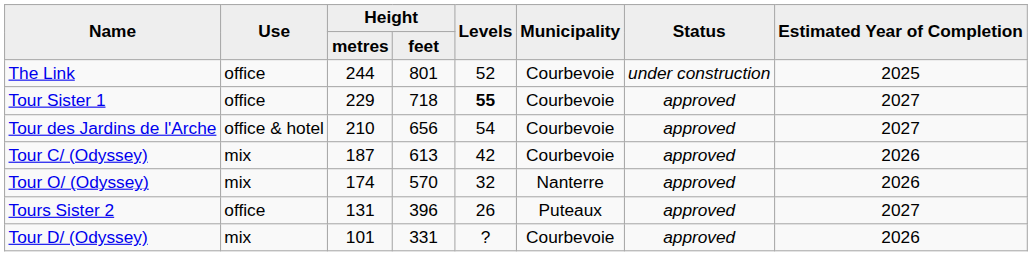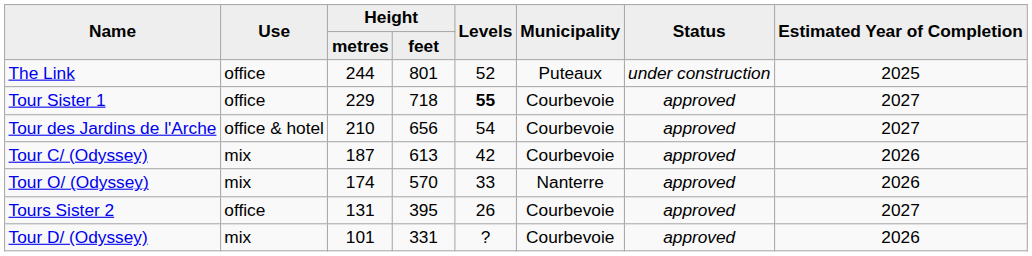(570, 73) Courbevoie -> (570, 73) Puteaux
(485, 182) 32 -> (485, 182) 33
(424, 210) 396 -> (424, 210) 395
(570, 210) Puteaux -> (570, 210) Courbevoie
